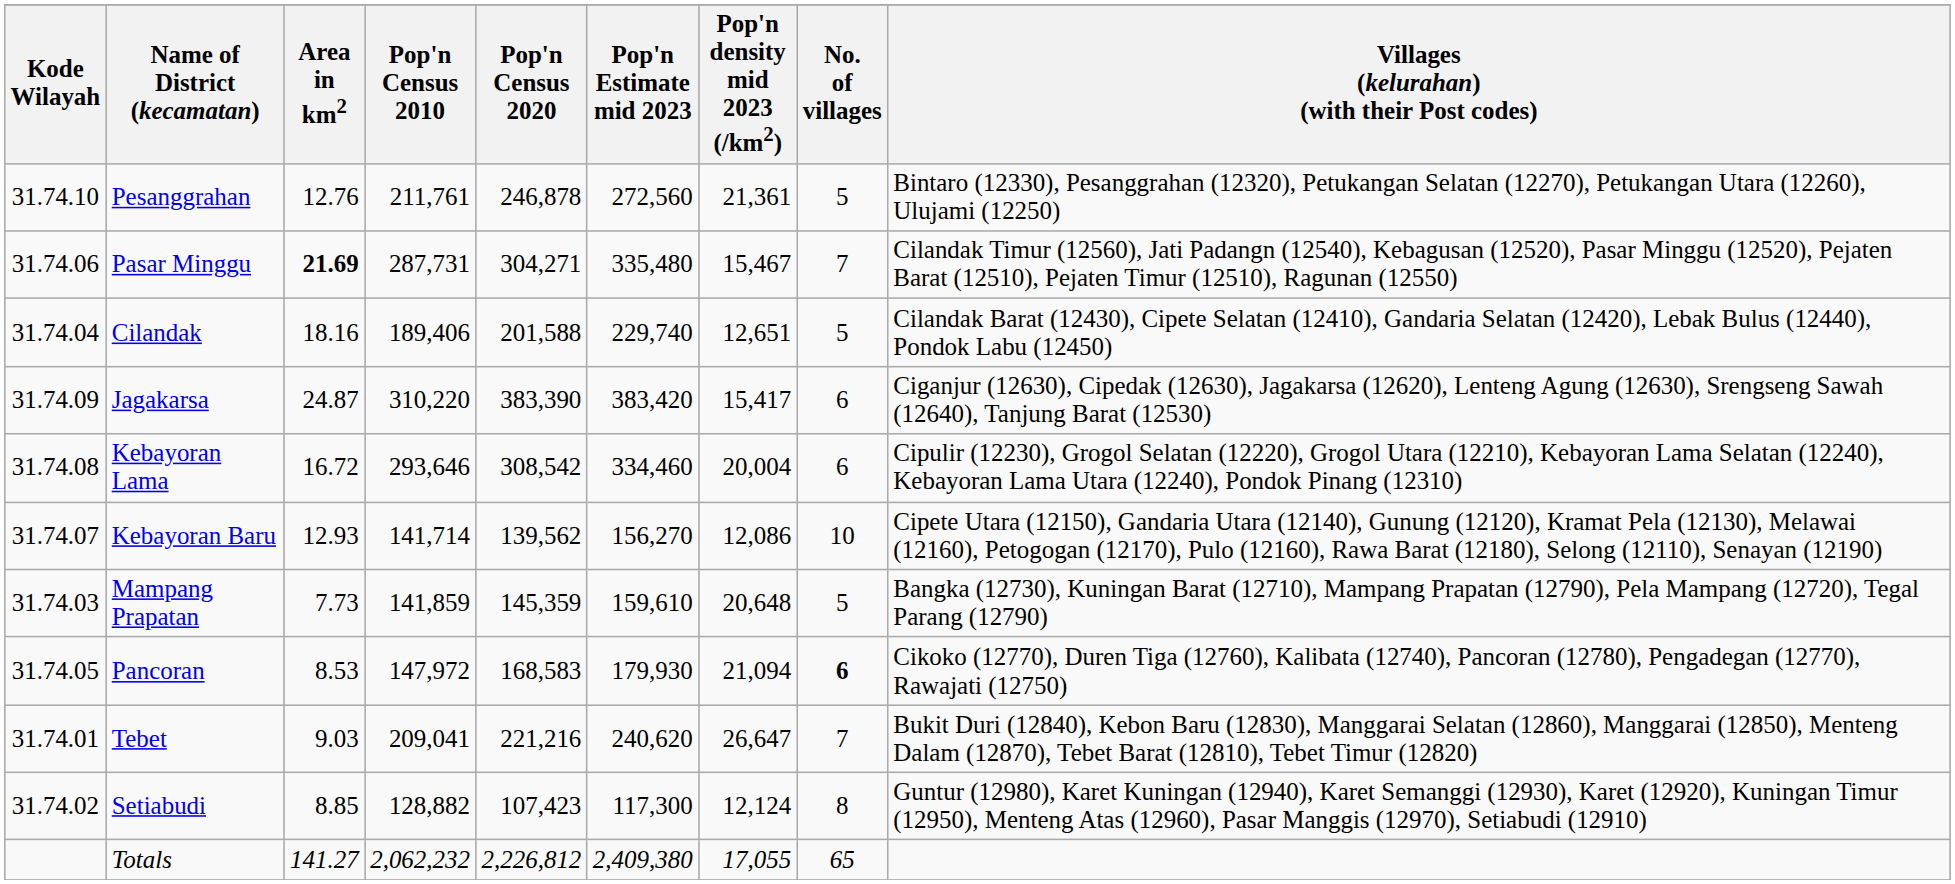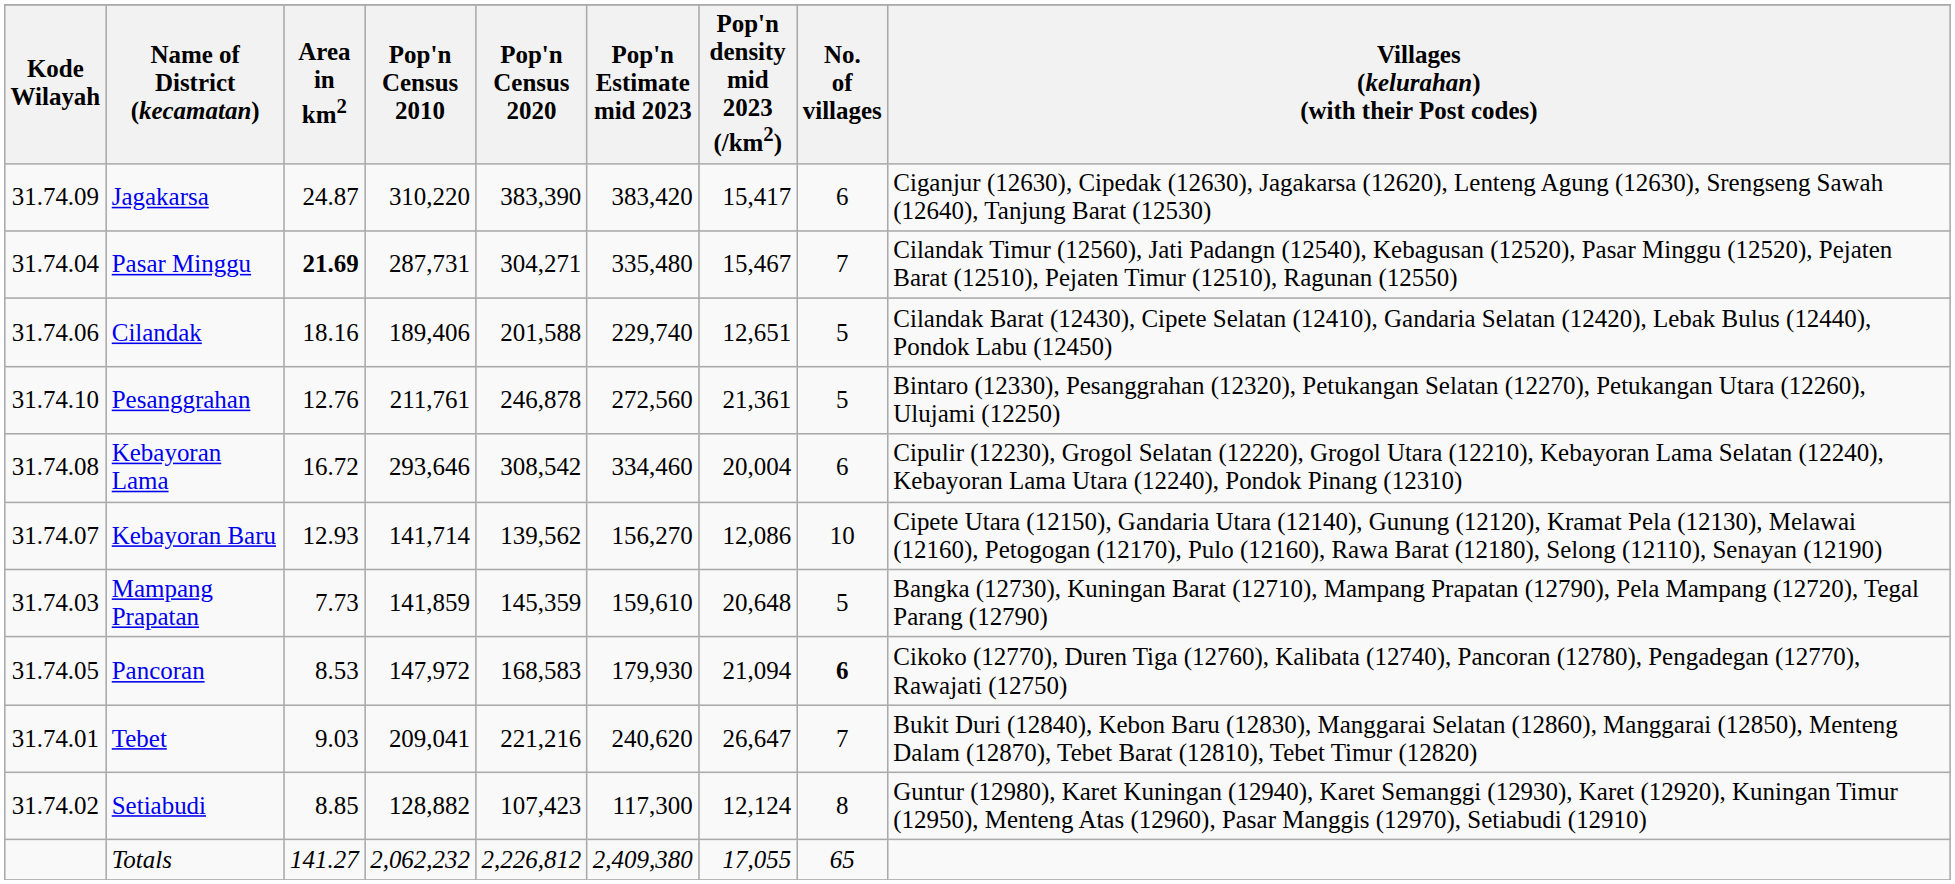rows swapped: (160, 399) <-> (181, 196)
(55, 264) 31.74.06 -> (55, 264) 31.74.04
(55, 332) 31.74.04 -> (55, 332) 31.74.06
